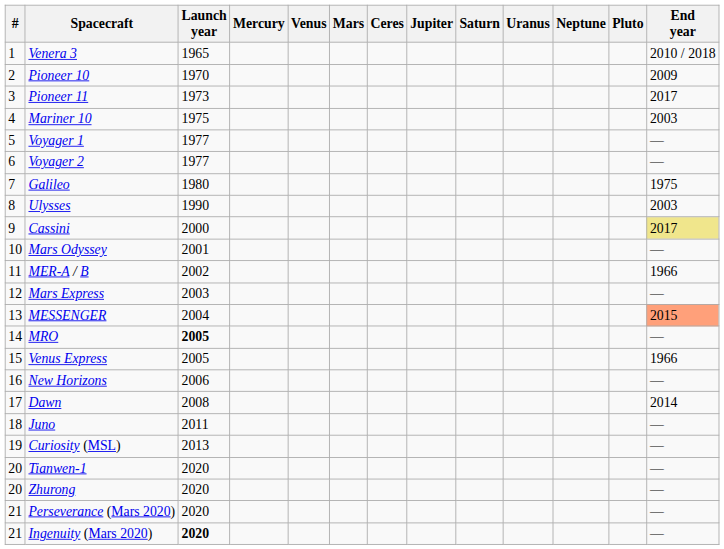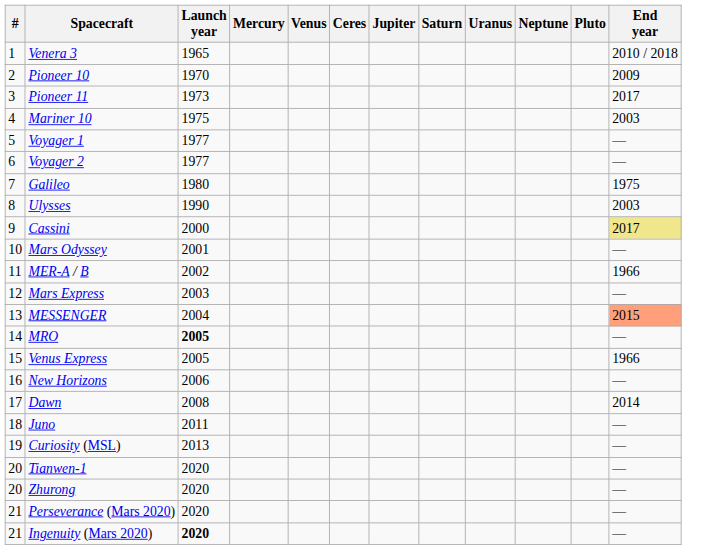- column: (349, 23)
